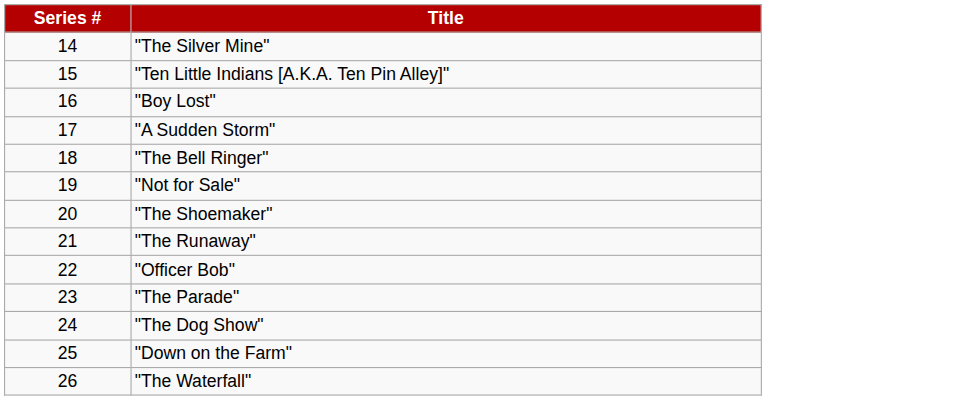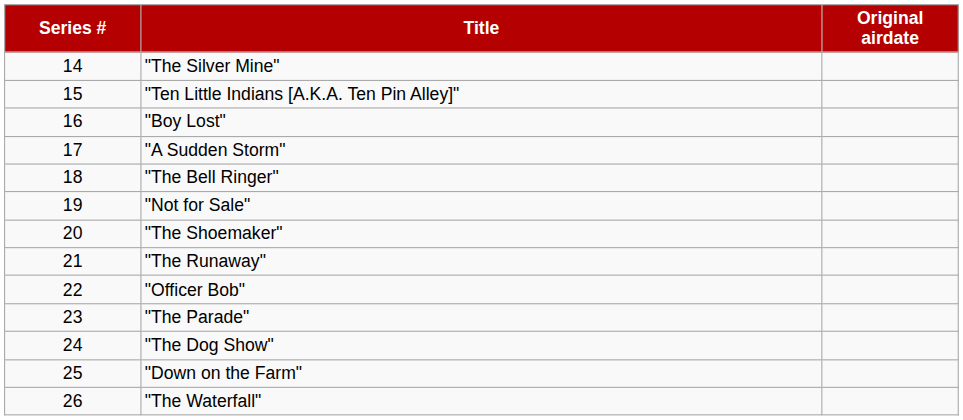+ column: (890, 28)
